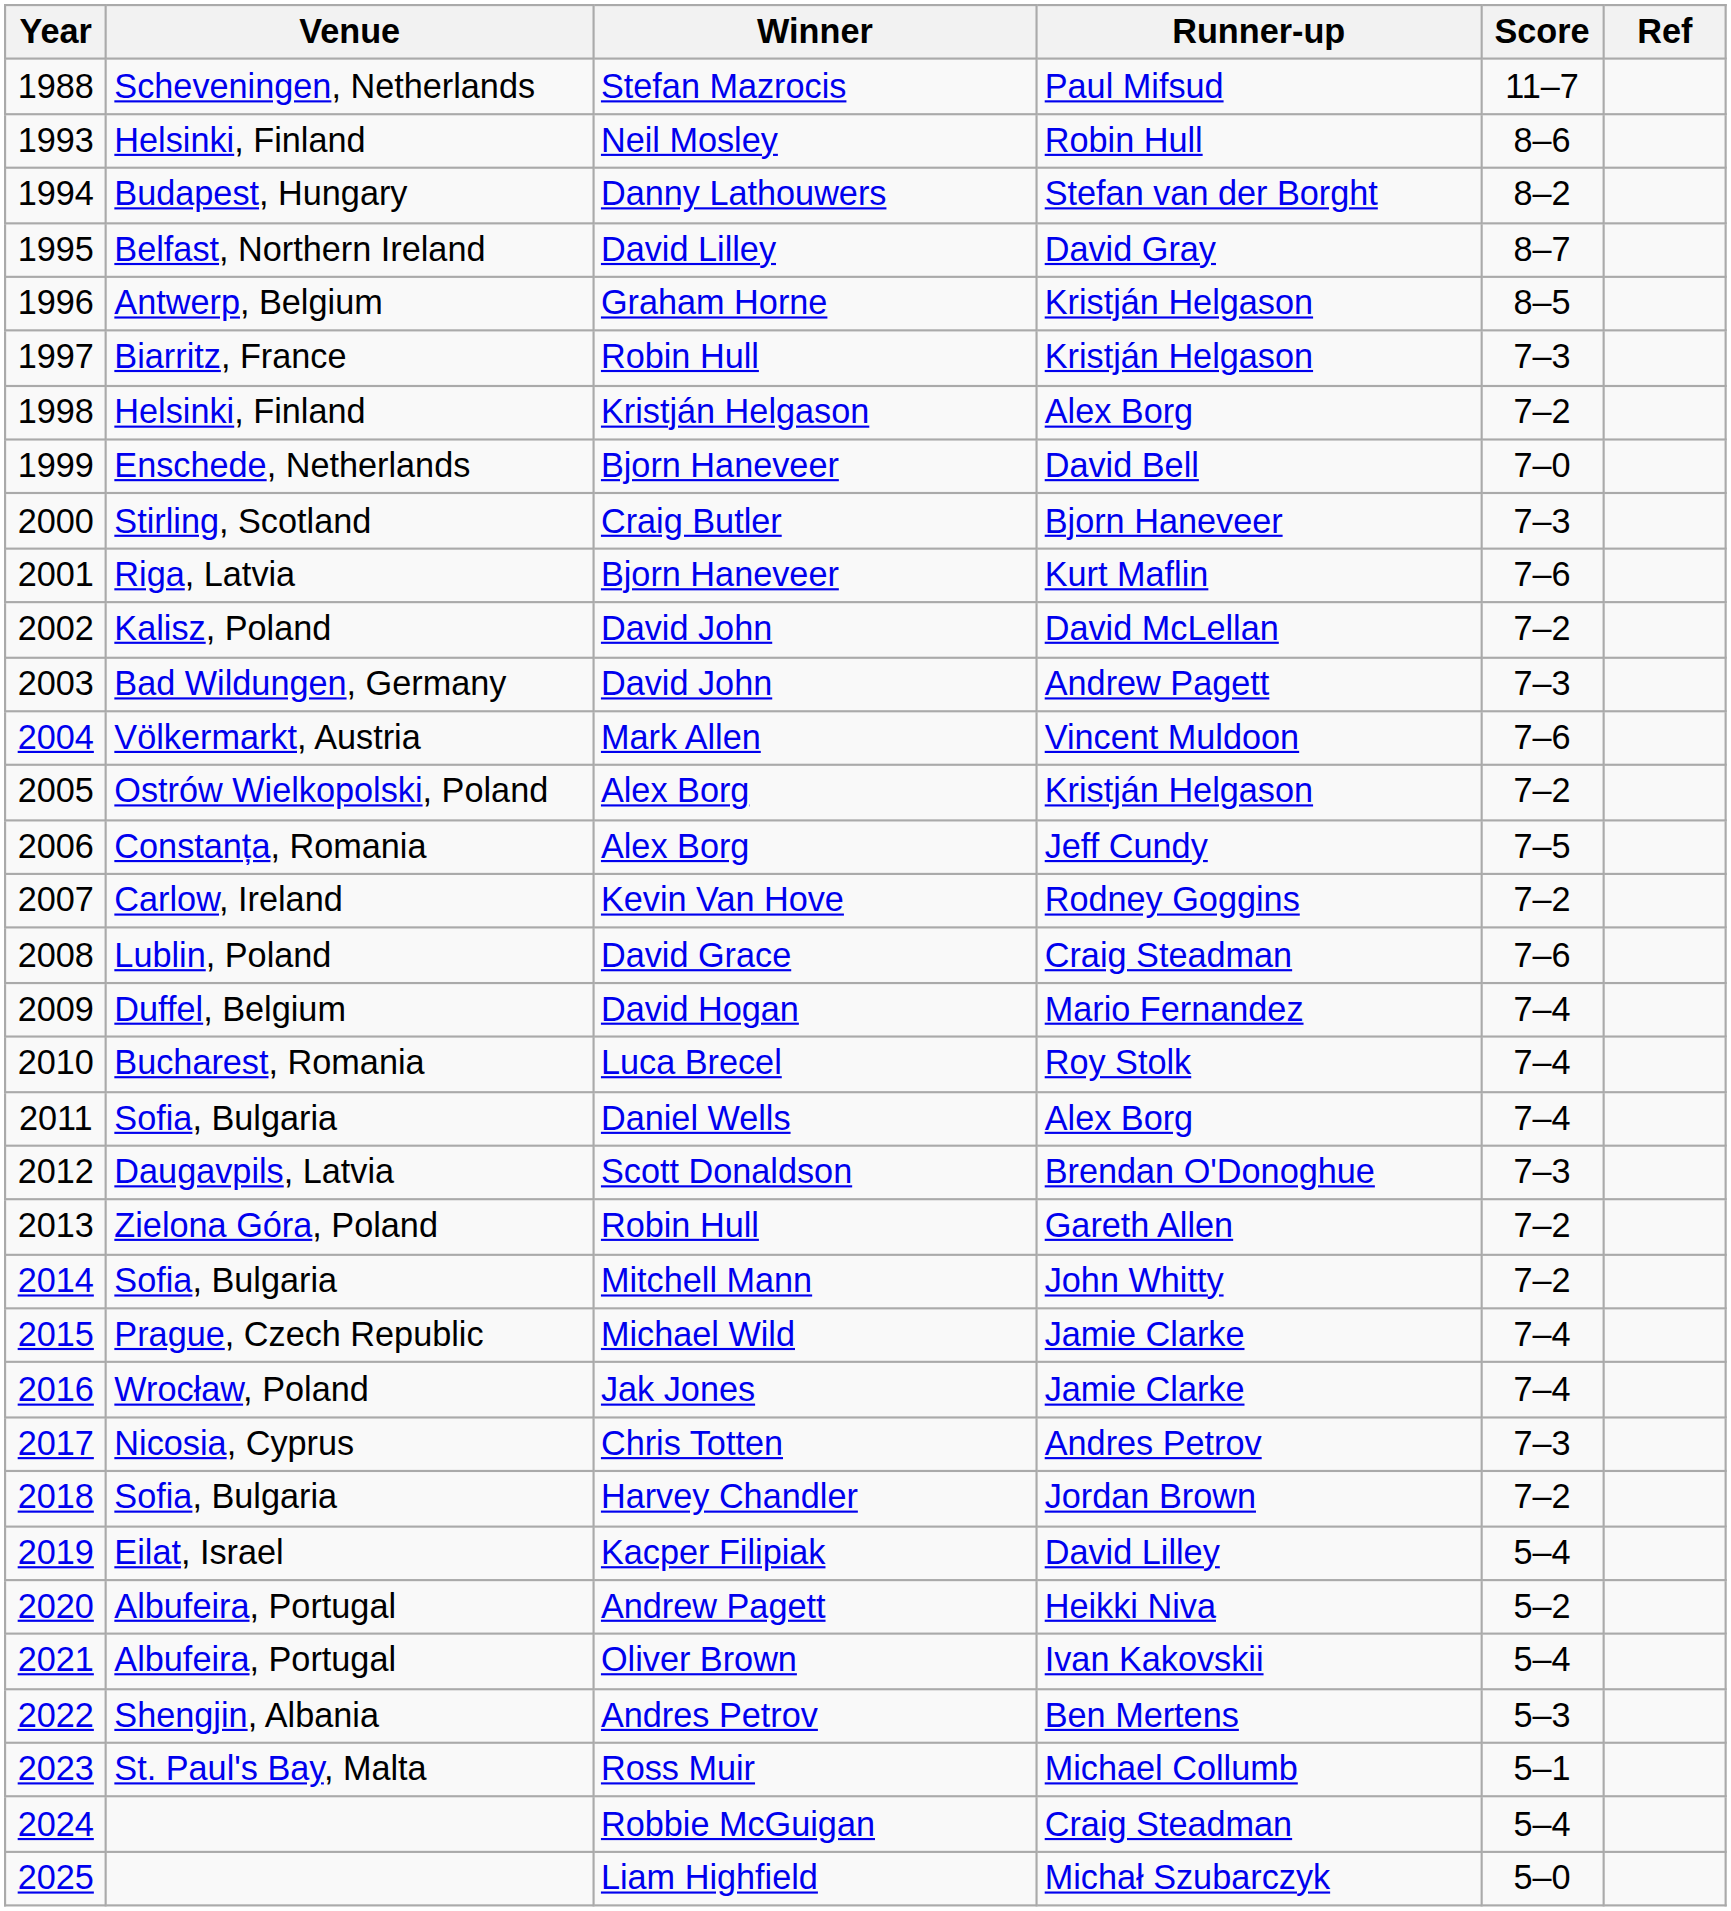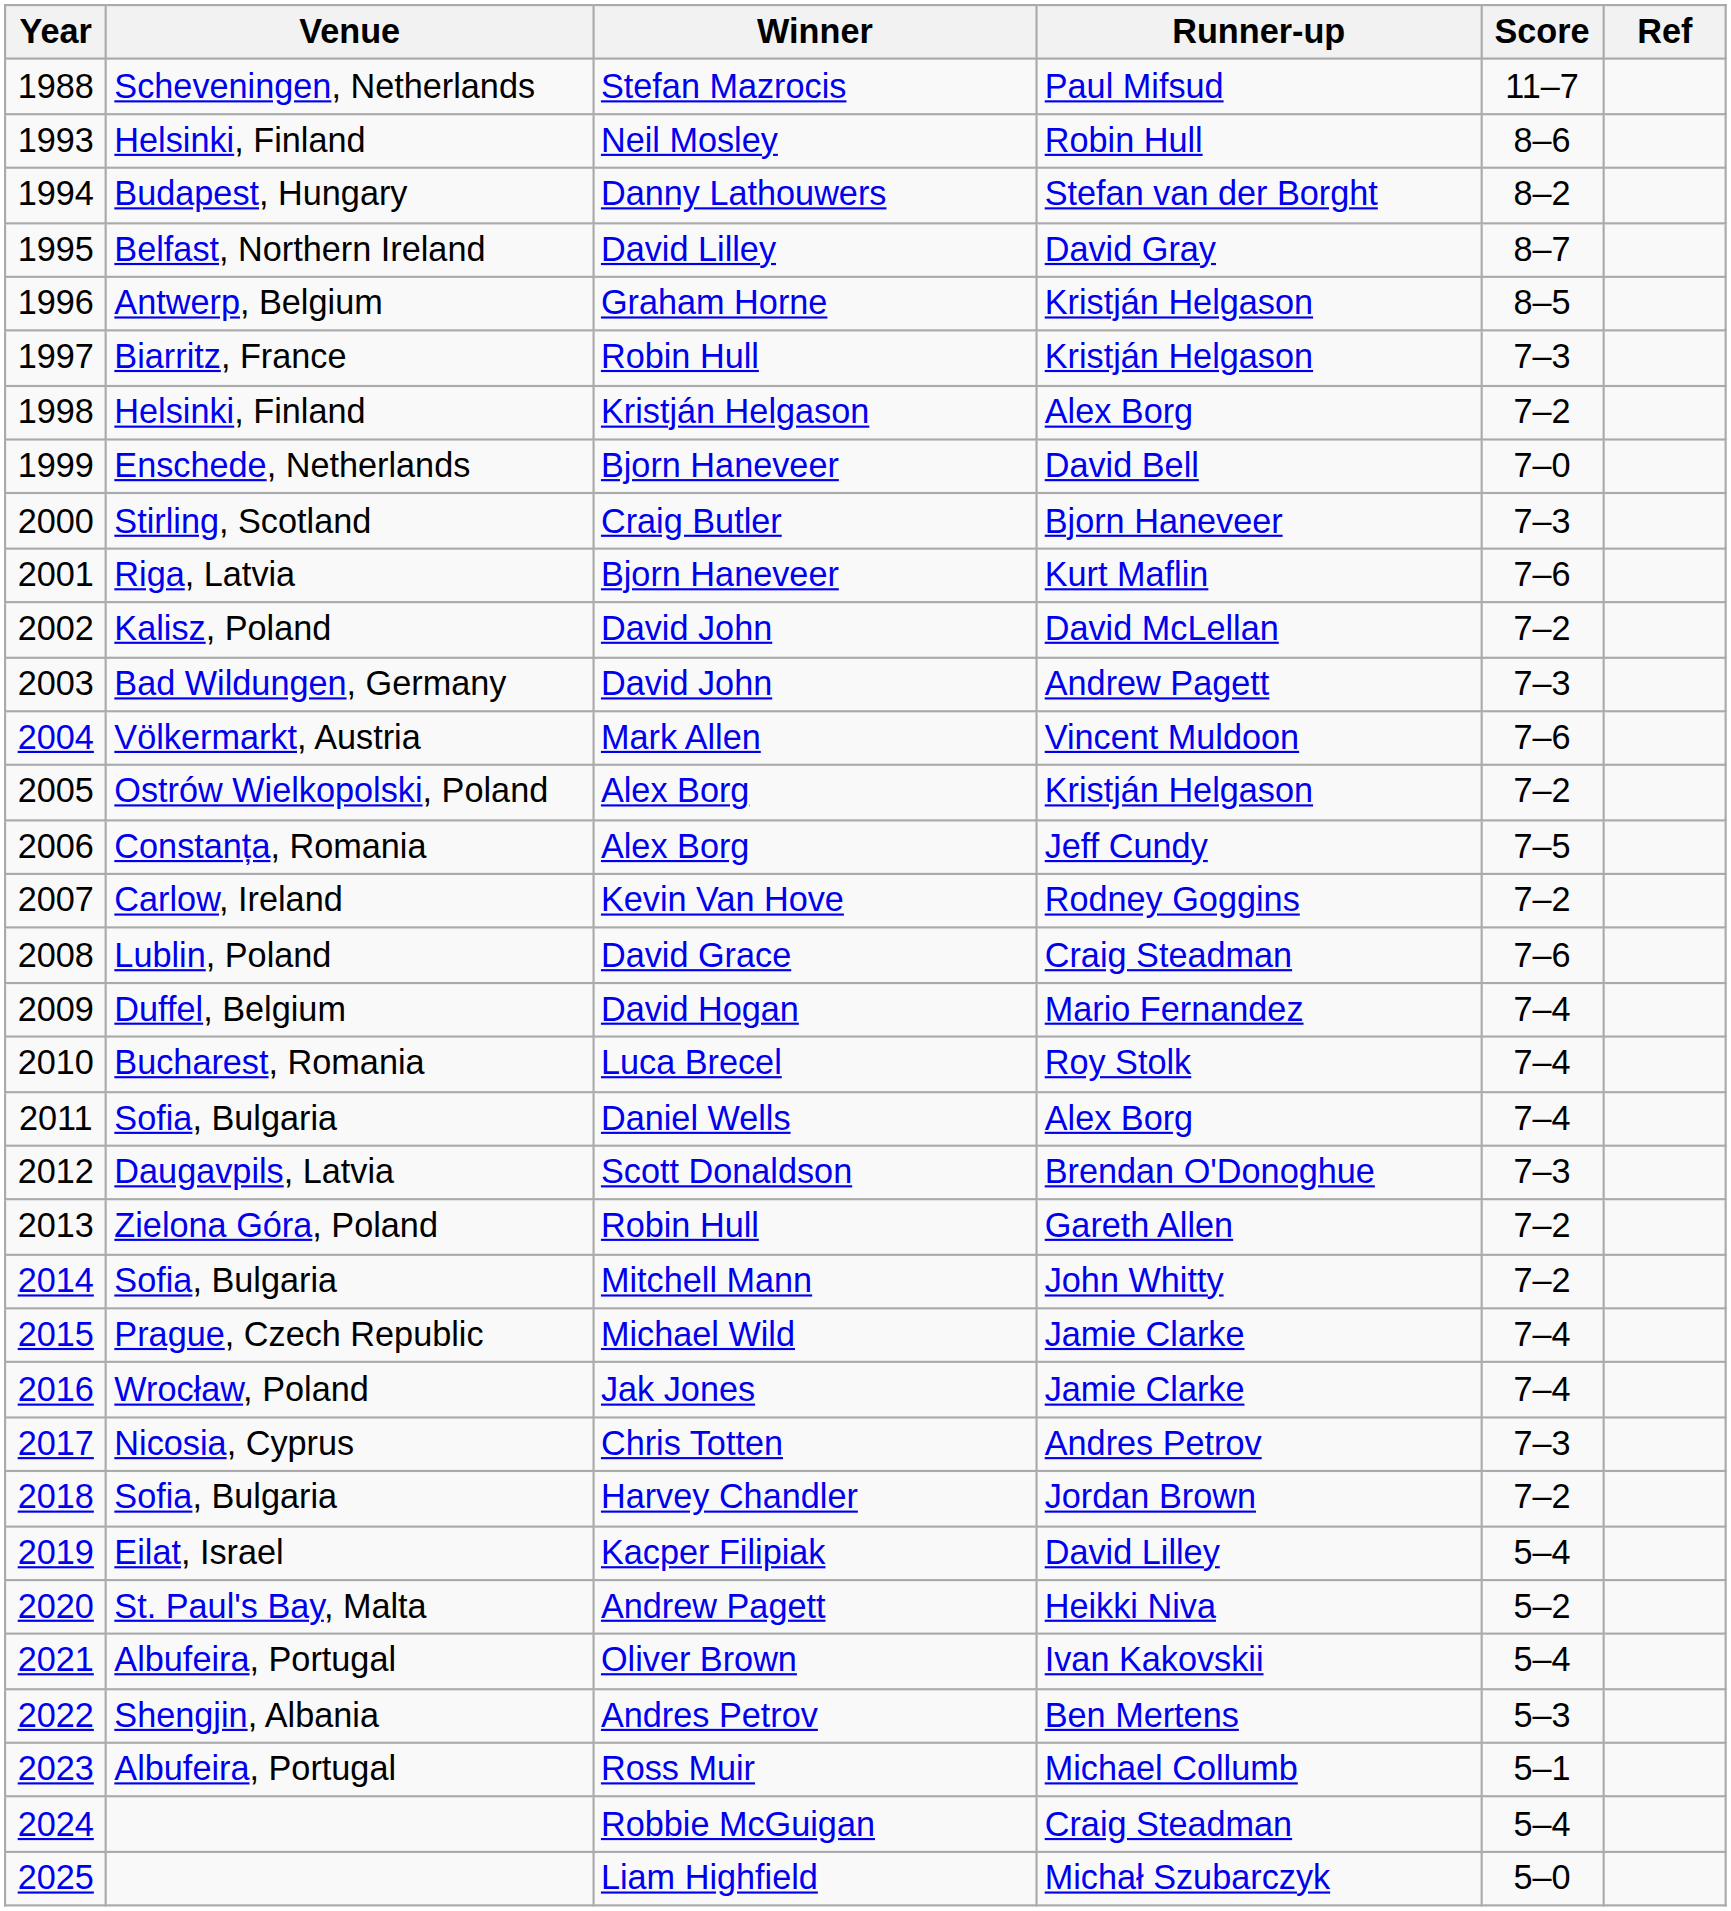(255, 1606) Albufeira, Portugal -> (270, 1606) St. Paul's Bay, Malta
(270, 1769) St. Paul's Bay, Malta -> (255, 1769) Albufeira, Portugal
